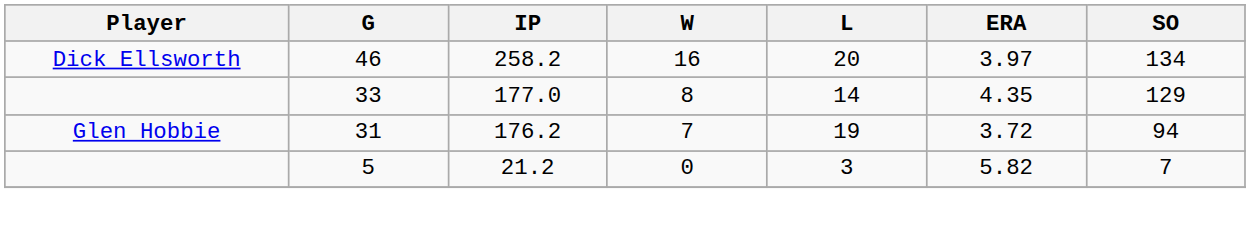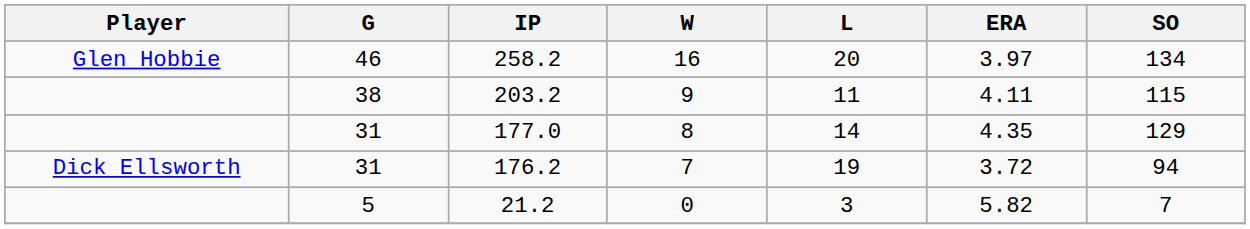(147, 60) Dick Ellsworth -> (147, 60) Glen Hobbie
+ row: (528, 96)
(368, 96) 33 -> (368, 132) 31
(147, 132) Glen Hobbie -> (147, 169) Dick Ellsworth
